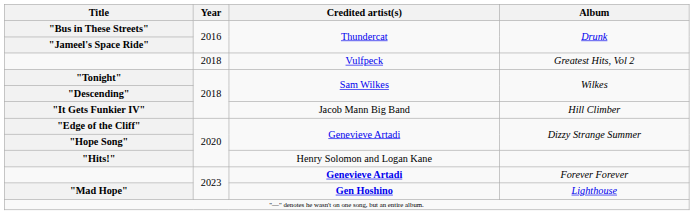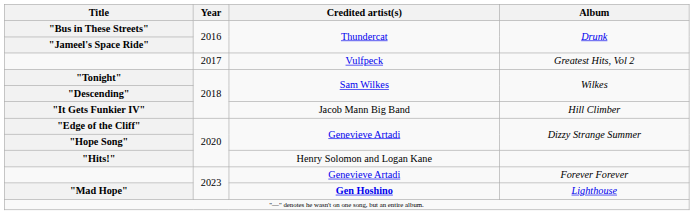(211, 61) 2018 -> (211, 61) 2017
(364, 175) bold -> (364, 175) normal
